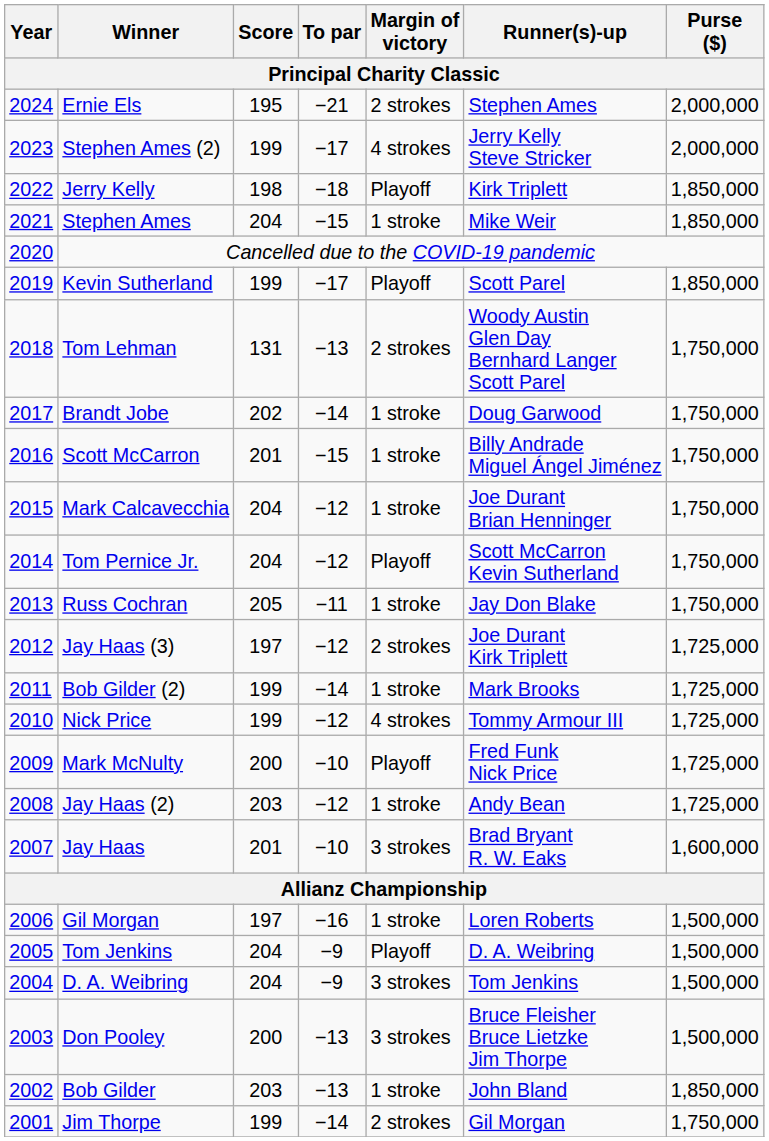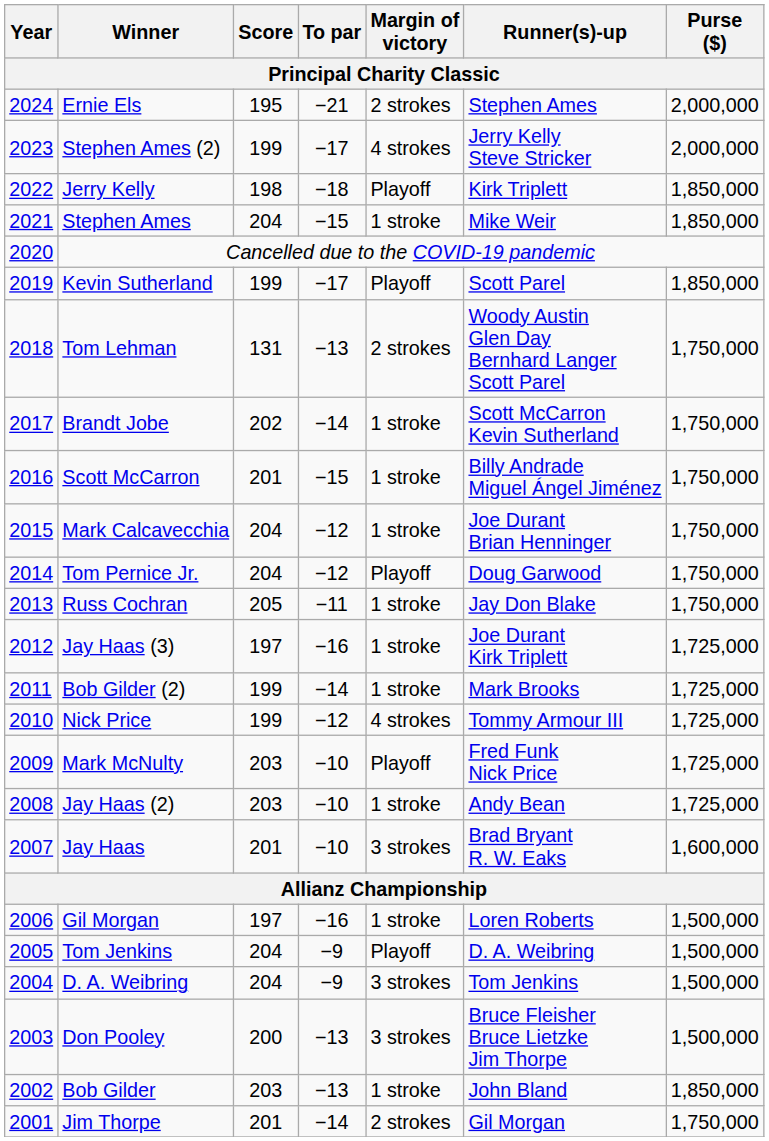(535, 413) Doug Garwood -> (544, 424) Scott McCarron Kevin Sutherland
(544, 562) Scott McCarron Kevin Sutherland -> (535, 573) Doug Garwood
(332, 646) −12 -> (332, 646) −16
(410, 646) 2 strokes -> (406, 646) 1 stroke
(266, 762) 200 -> (266, 762) 203
(332, 805) −12 -> (332, 805) −10
(266, 1121) 199 -> (266, 1121) 201
